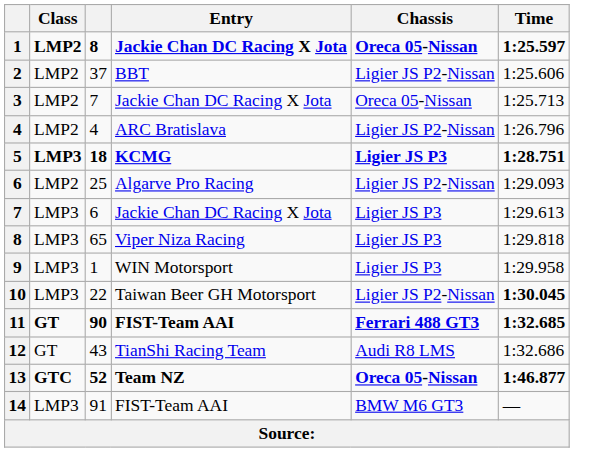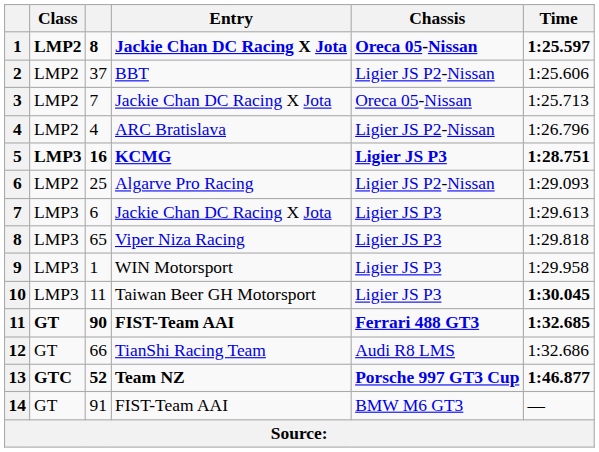(98, 156) 18 -> (98, 156) 16
(98, 294) 22 -> (98, 294) 11
(425, 294) Ligier JS P2-Nissan -> (398, 294) Ligier JS P3
(98, 350) 43 -> (98, 350) 66
(416, 377) Oreca 05-Nissan -> (437, 377) Porsche 997 GT3 Cup
(56, 405) LMP3 -> (46, 405) GT
